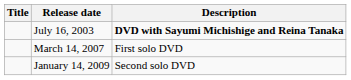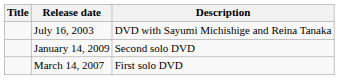(229, 30) bold -> (223, 30) normal
rows swapped: (69, 48) <-> (72, 65)
